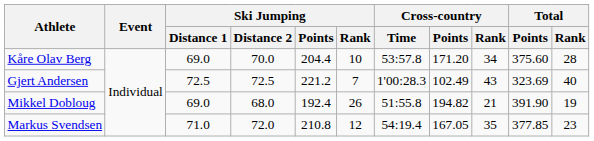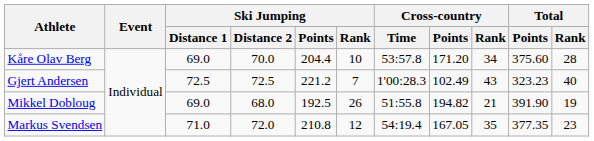(530, 81) 323.69 -> (530, 81) 323.23
(316, 103) 192.4 -> (316, 103) 192.5
(530, 125) 377.85 -> (530, 125) 377.35
